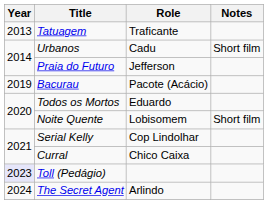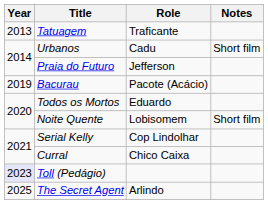(19, 191) 2024 -> (19, 191) 2025
